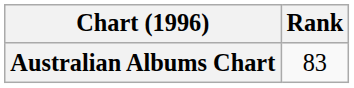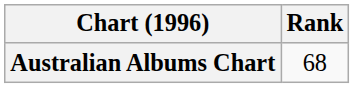(315, 62) 83 -> (315, 62) 68
